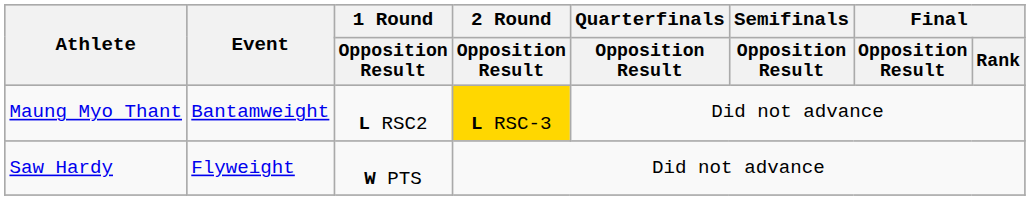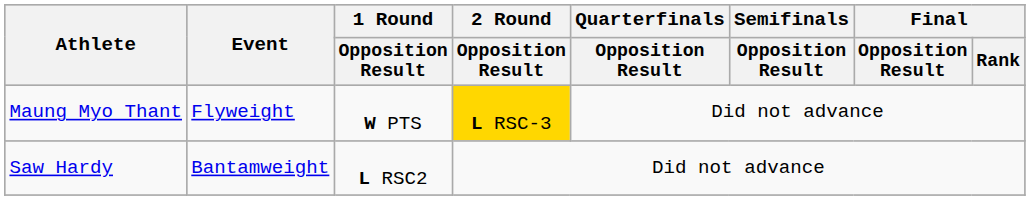(260, 113) Bantamweight -> (243, 113) Flyweight
(393, 124) L RSC2 -> (393, 124) W PTS
(243, 168) Flyweight -> (260, 168) Bantamweight
(393, 179) W PTS -> (393, 179) L RSC2
